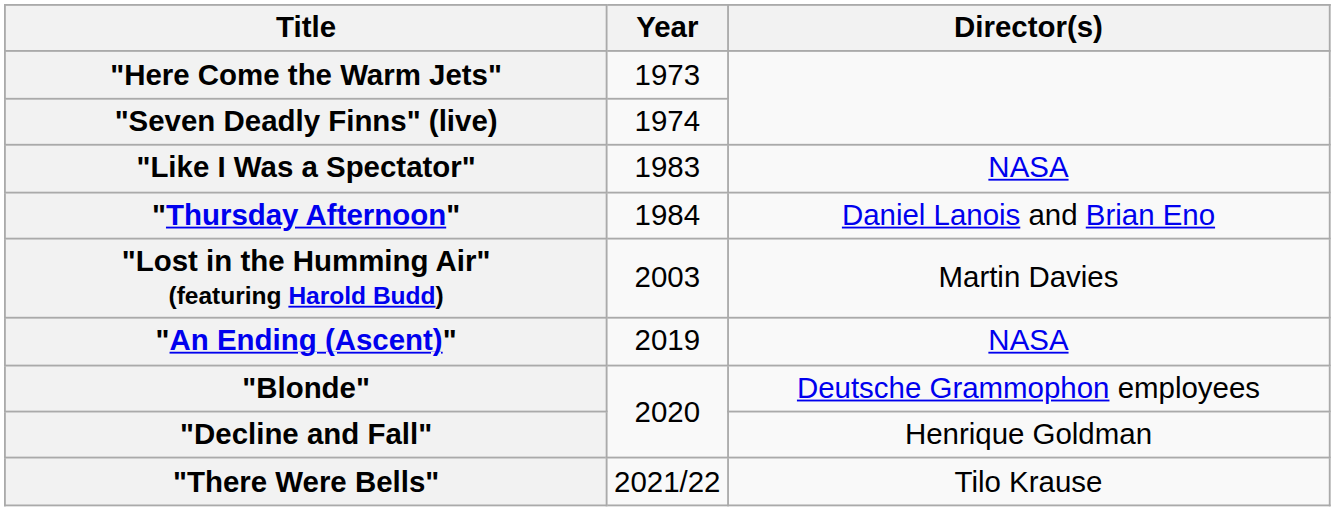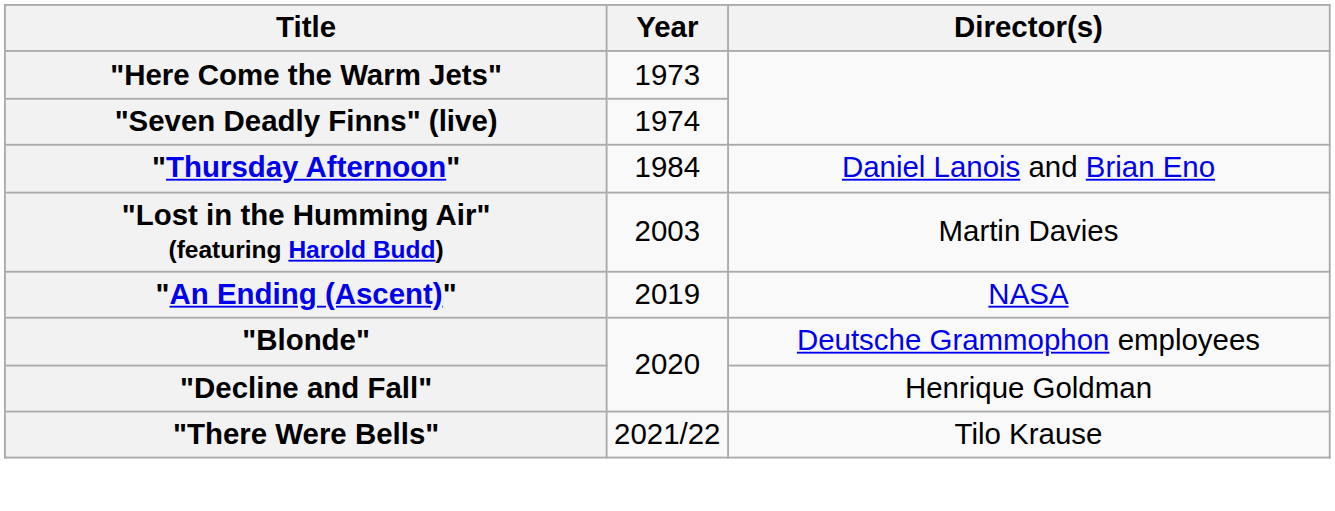- row: (306, 167)
